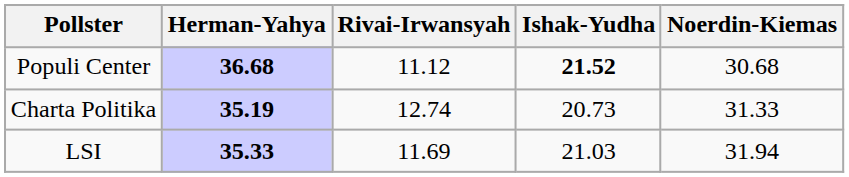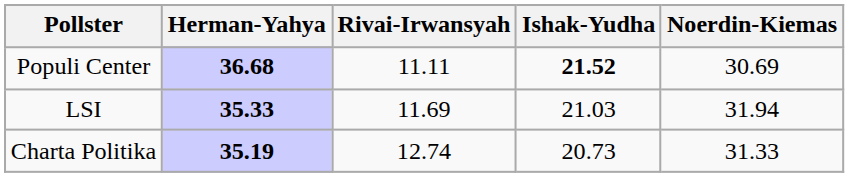(424, 67) 11.12 -> (424, 67) 11.11
(752, 67) 30.68 -> (752, 67) 30.69
rows swapped: (83, 150) <-> (84, 108)
